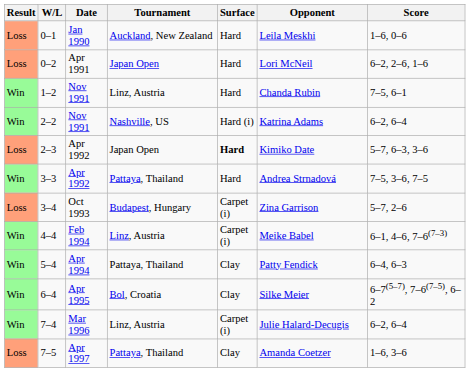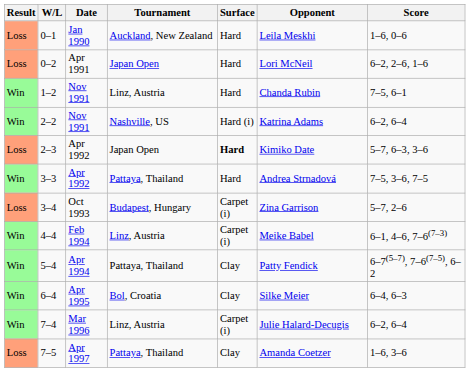(388, 264) 6–4, 6–3 -> (415, 266) 6–7(5–7), 7–6(7–5), 6–2
(415, 294) 6–7(5–7), 7–6(7–5), 6–2 -> (388, 296) 6–4, 6–3
